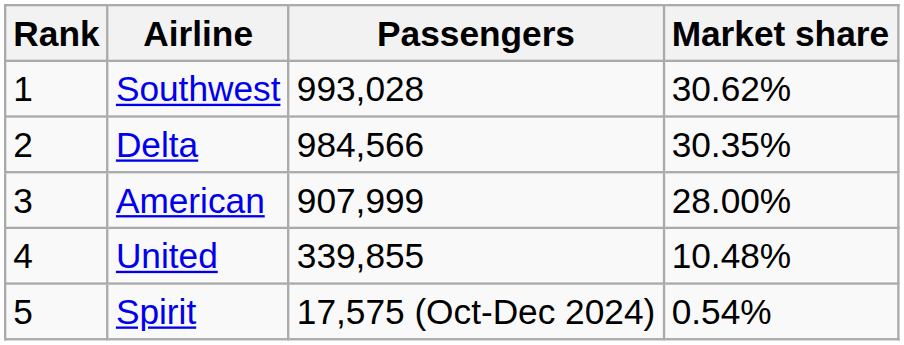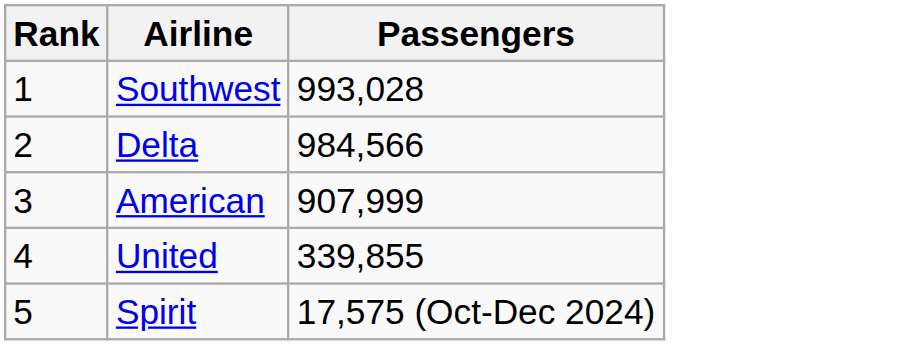- column: (780, 33)
